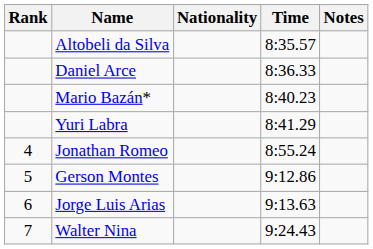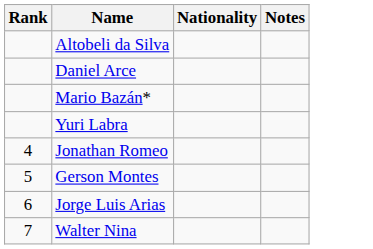- column: (290, 17)
